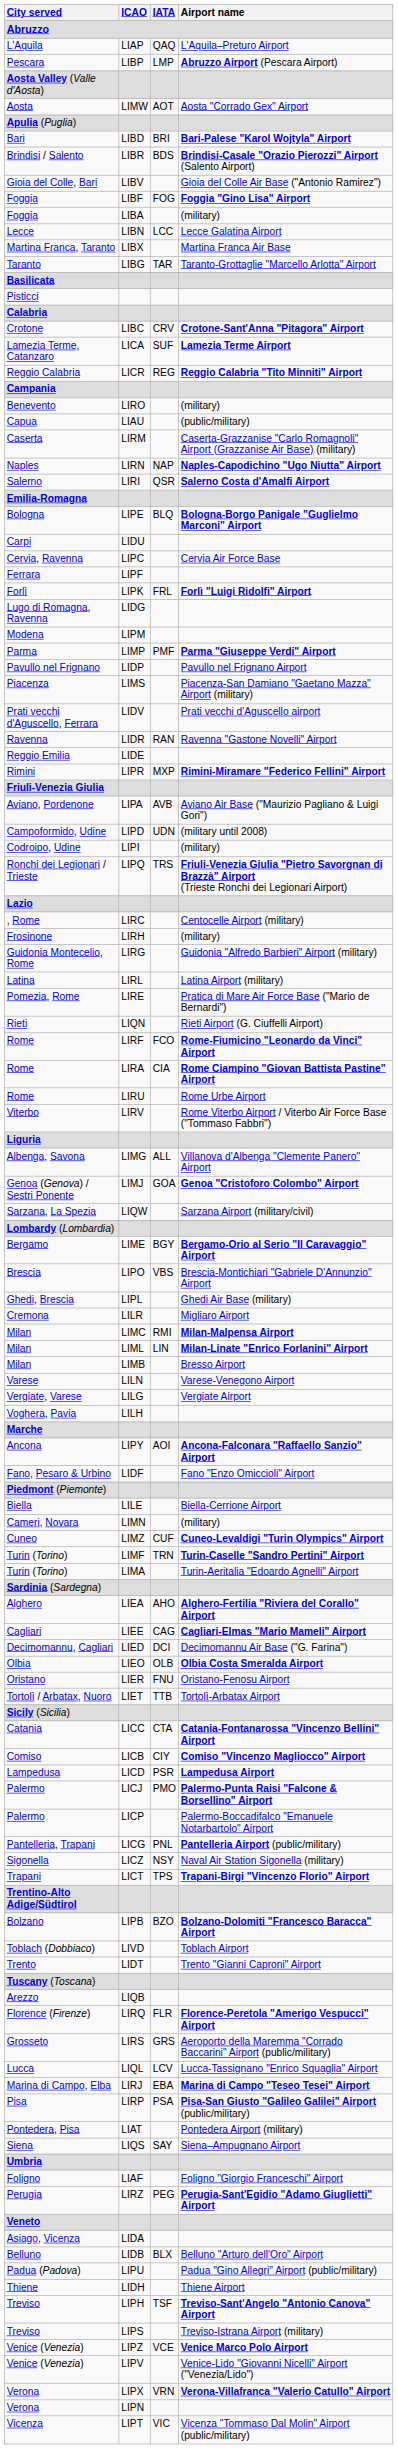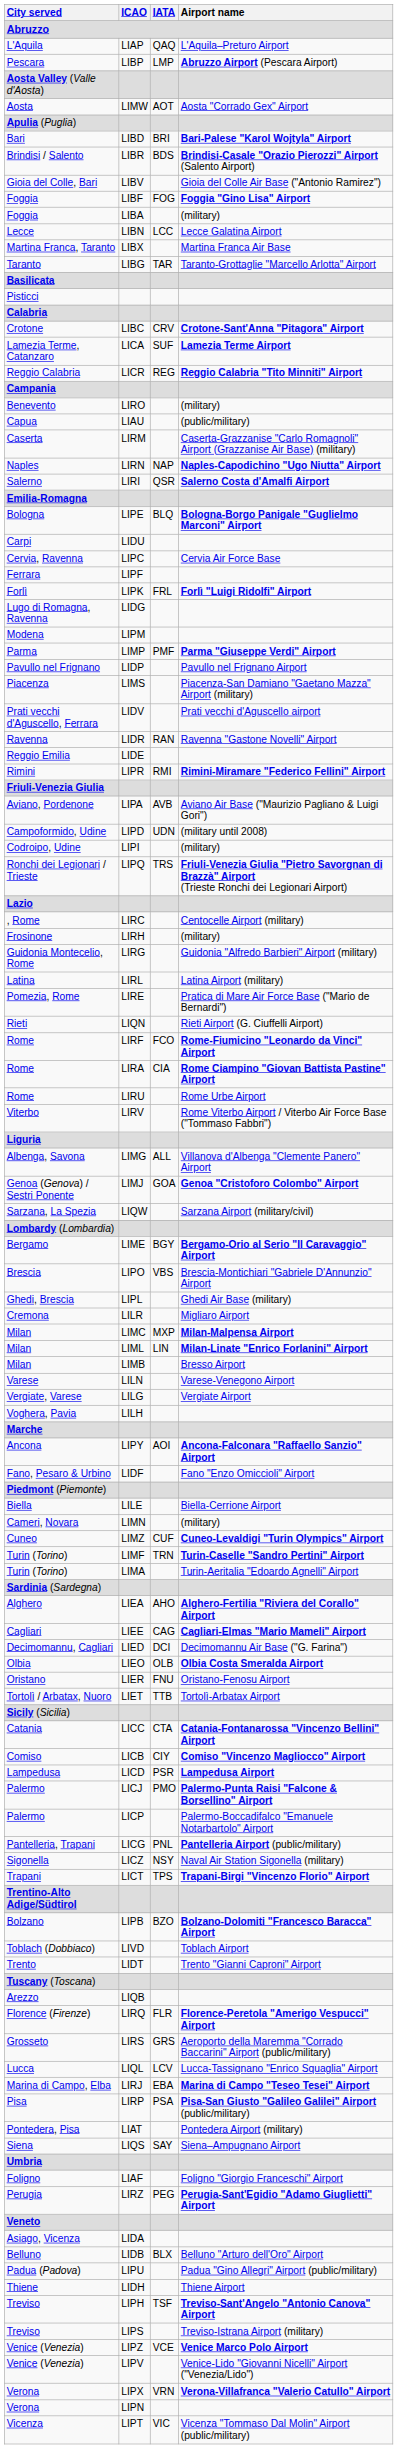(164, 772) MXP -> (162, 772) RMI
(162, 1332) RMI -> (164, 1332) MXP
